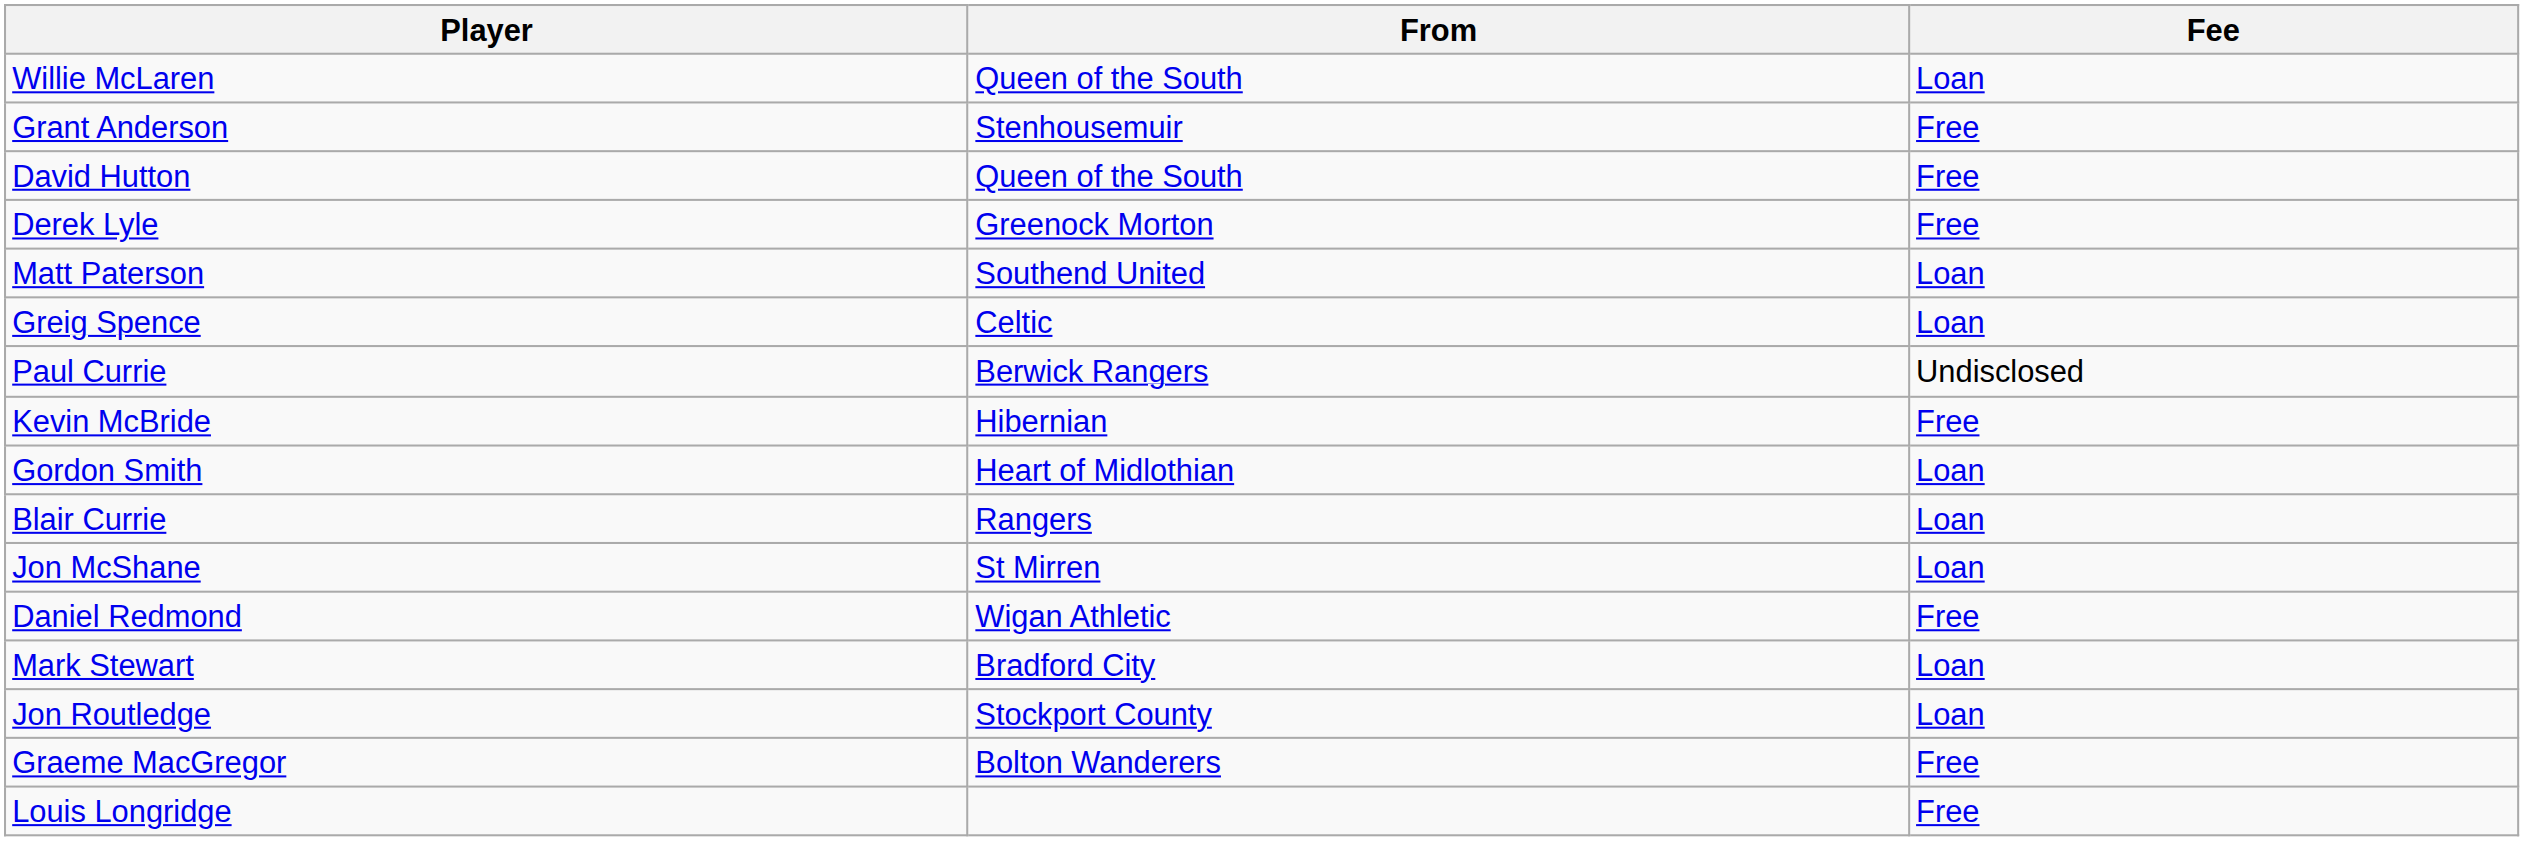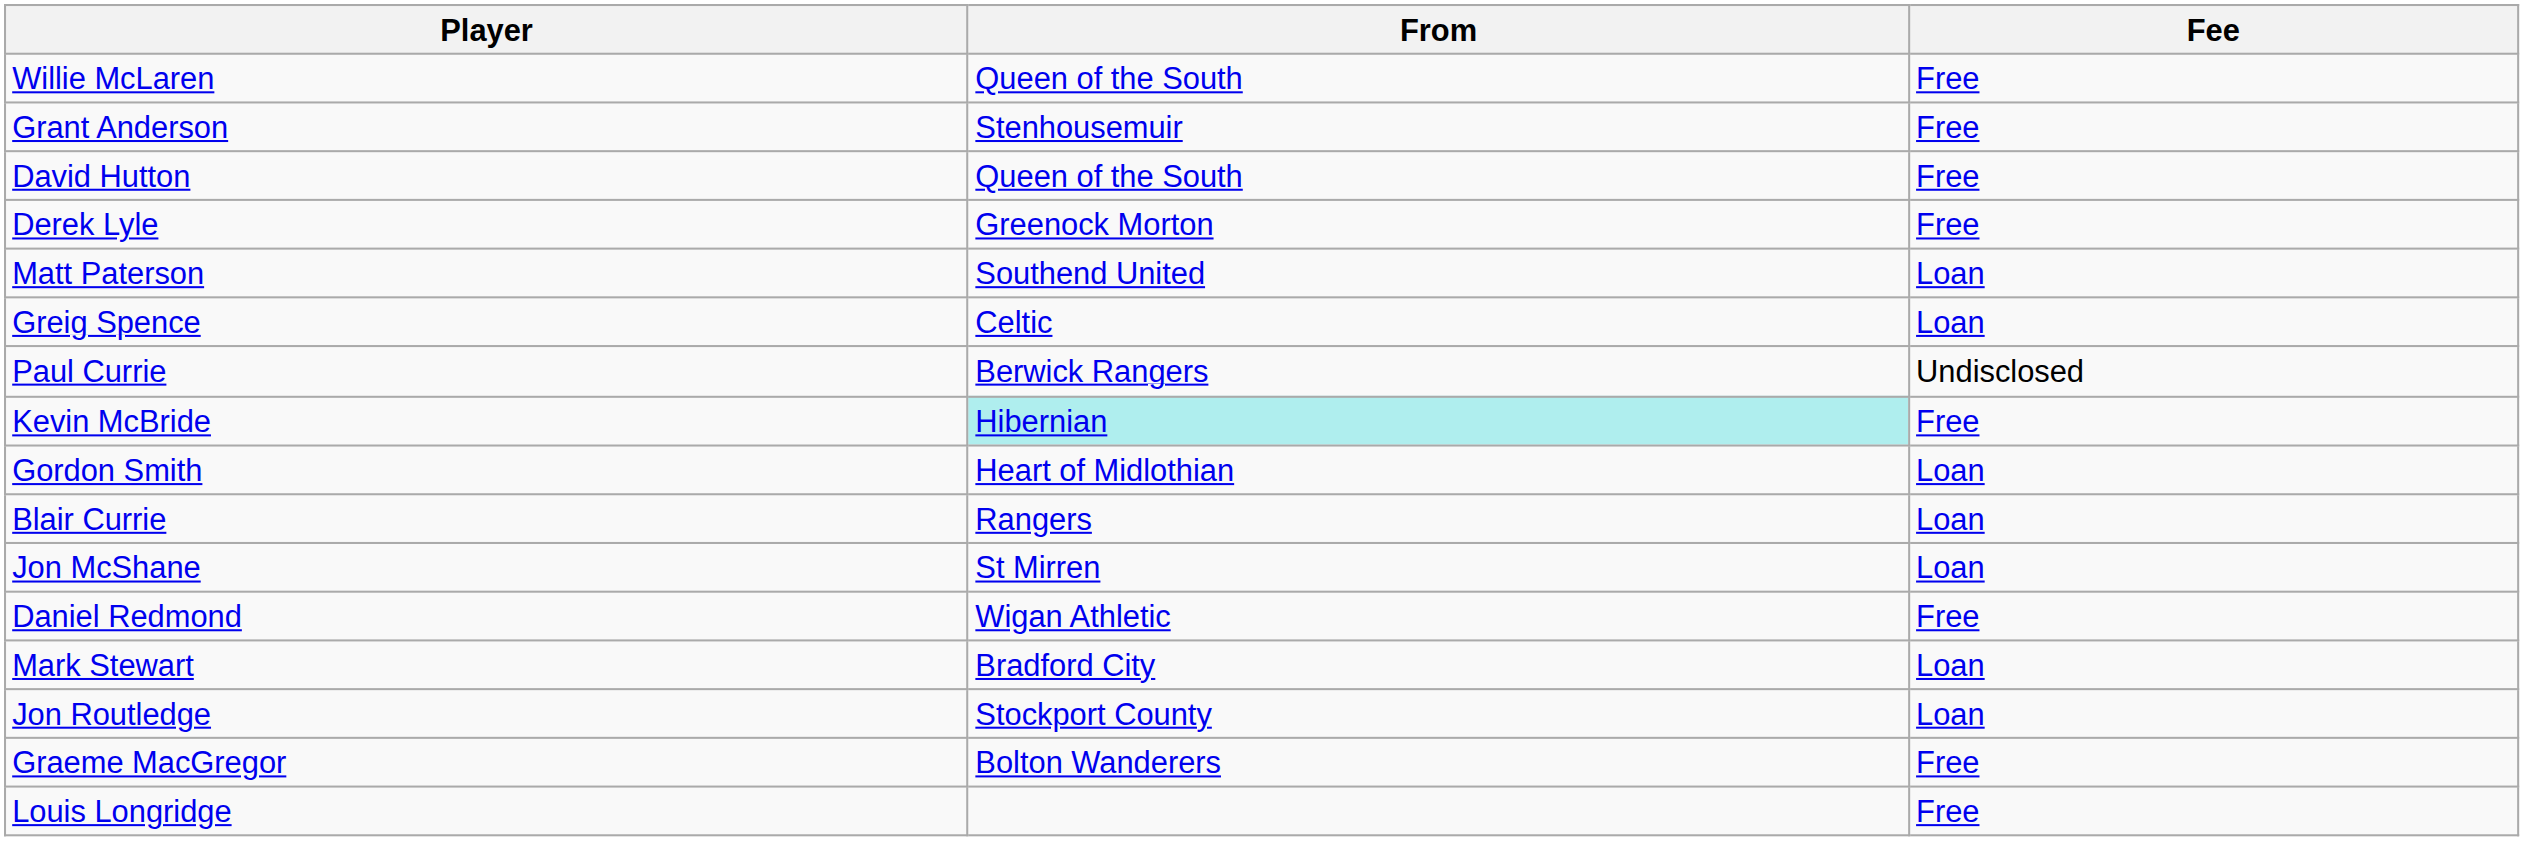(1950, 78) Loan -> (1948, 78) Free
(1041, 420) no background -> (1041, 420) paleturquoise background
